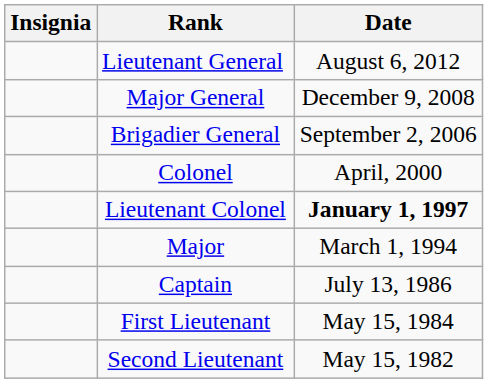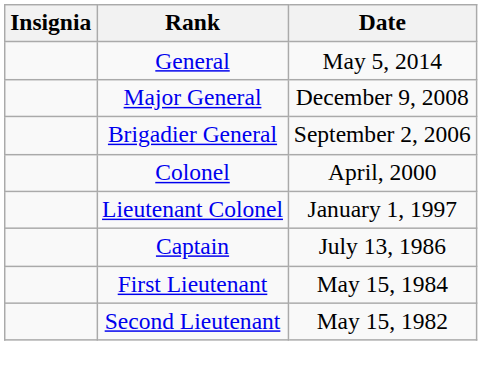+ row: (193, 60)
- row: (195, 60)
(388, 209) bold -> (382, 209) normal
- row: (195, 246)
